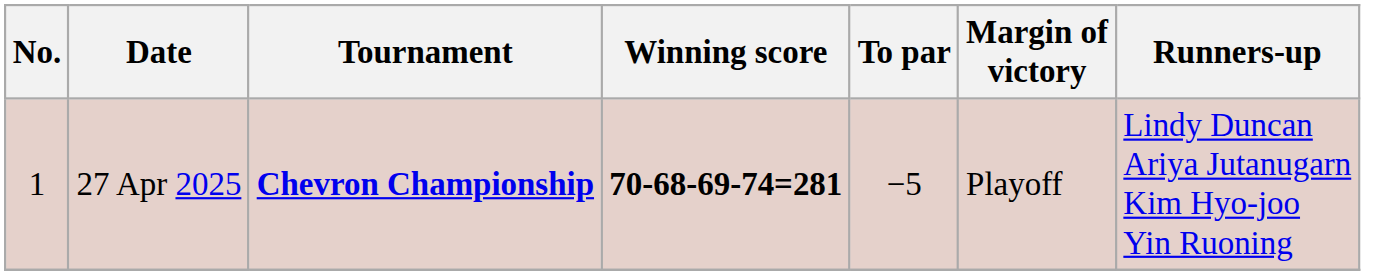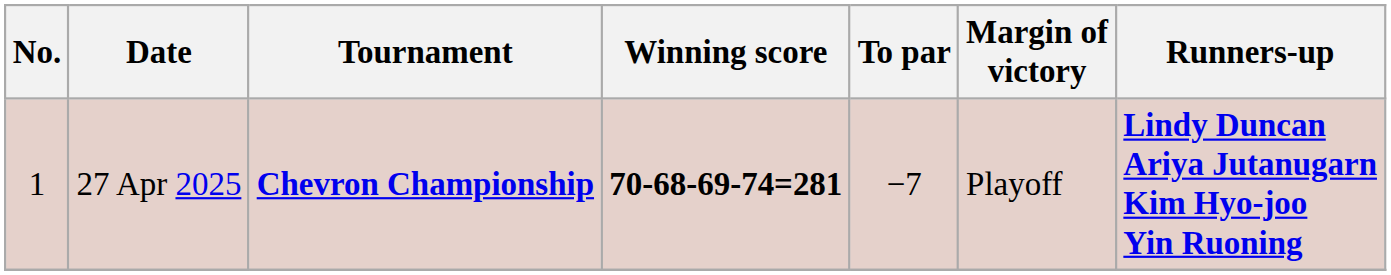(904, 183) −5 -> (904, 183) −7
(1237, 183) normal -> (1250, 183) bold
